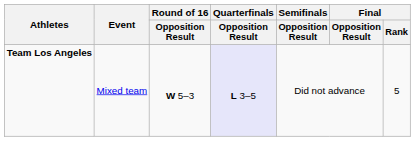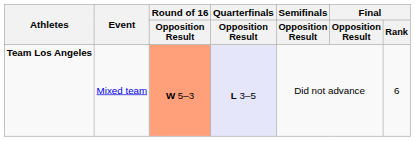(180, 96) no background -> (180, 96) lightsalmon background
(397, 91) 5 -> (397, 91) 6
